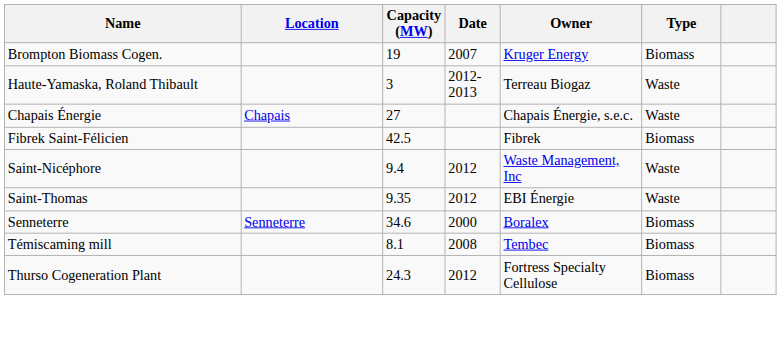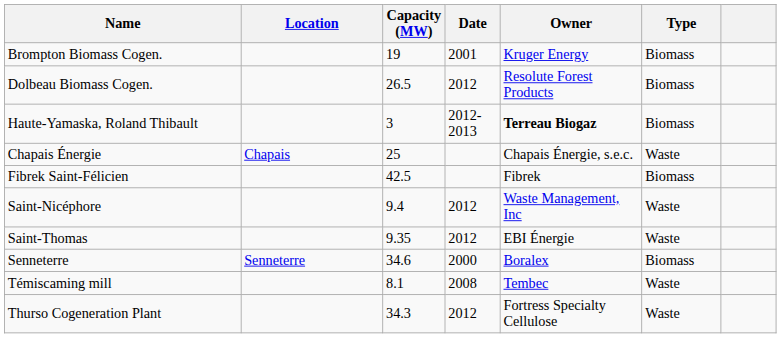(463, 54) 2007 -> (463, 54) 2001
+ row: (80, 84)
(547, 84) normal -> (550, 123) bold
(663, 84) Waste -> (670, 123) Biomass
(393, 115) 27 -> (393, 154) 25
(670, 244) Biomass -> (663, 283) Waste
(398, 275) 24.3 -> (398, 313) 34.3
(670, 275) Biomass -> (663, 313) Waste
